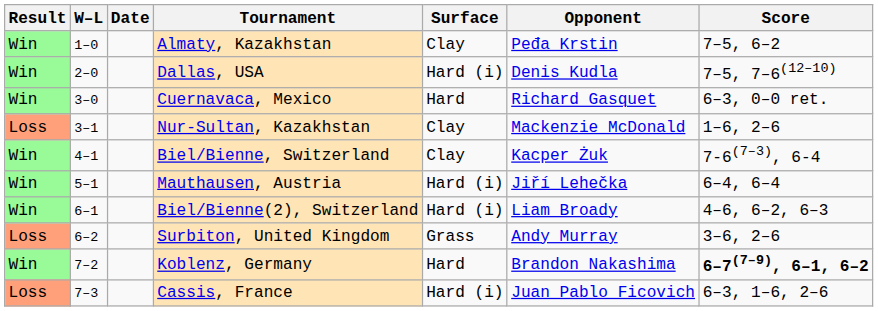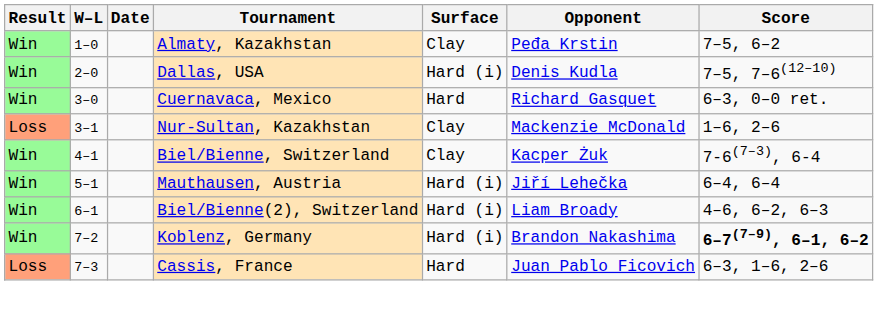- row: (273, 236)
(445, 265) Hard -> (465, 238) Hard (i)
(465, 293) Hard (i) -> (445, 267) Hard
